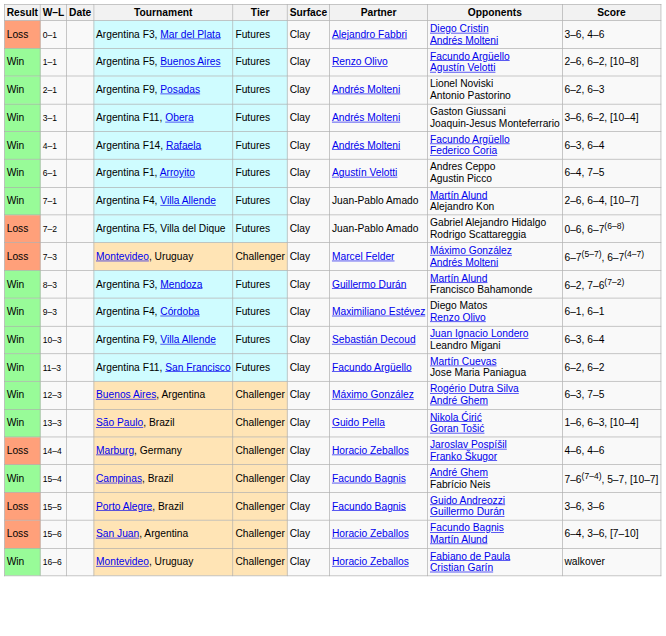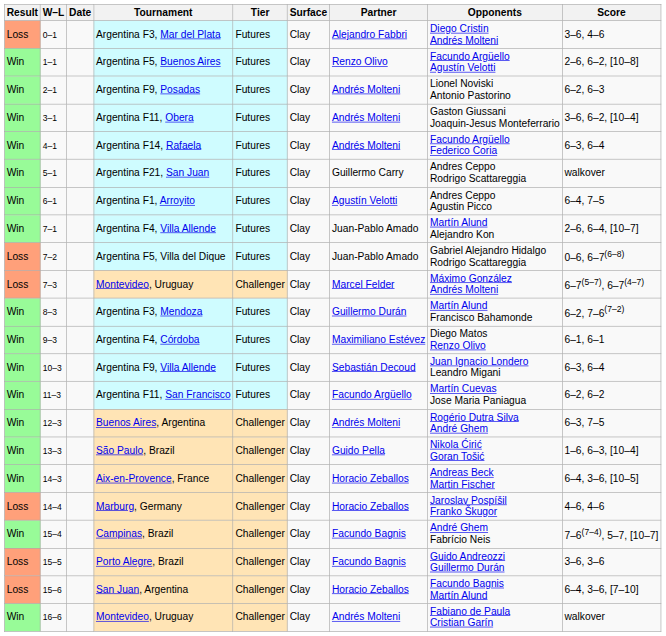+ row: (50, 174)
(373, 395) Máximo González -> (366, 423) Andrés Molteni
+ row: (52, 479)
(370, 562) Horacio Zeballos -> (366, 617) Andrés Molteni
